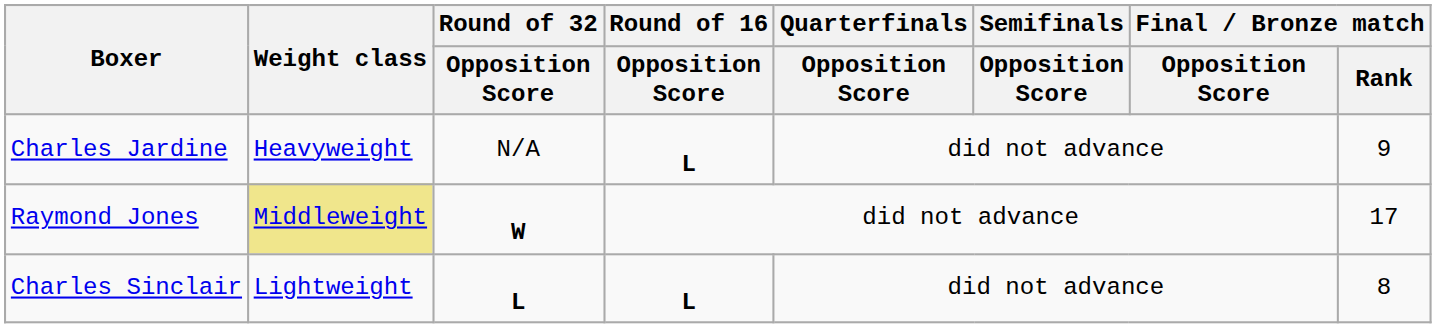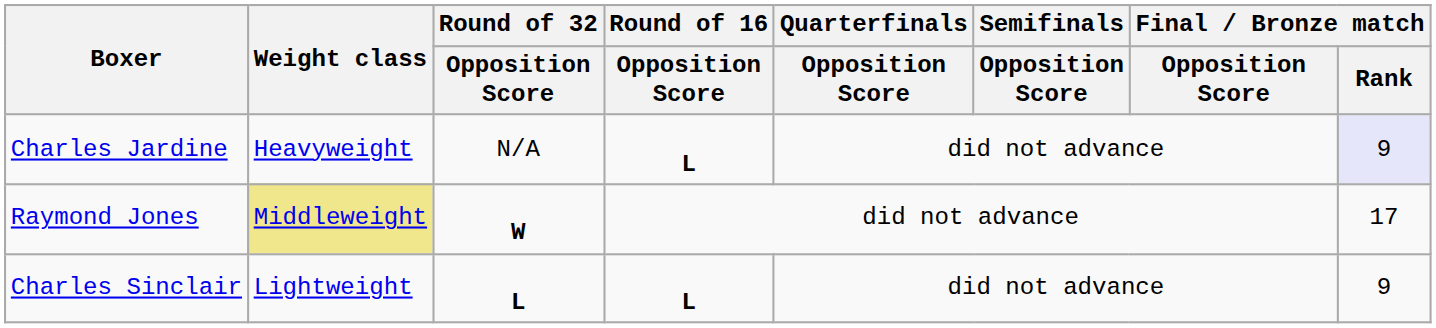(1384, 149) no background -> (1384, 149) lavender background
(1384, 288) 8 -> (1384, 288) 9
